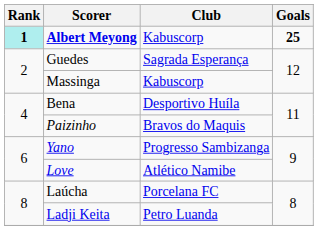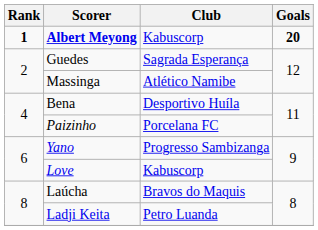(24, 37) paleturquoise background -> (24, 37) no background
(293, 37) 25 -> (293, 37) 20
(173, 81) Kabuscorp -> (189, 81) Atlético Namibe
(194, 125) Bravos do Maquis -> (181, 125) Porcelana FC
(189, 170) Atlético Namibe -> (173, 170) Kabuscorp
(181, 192) Porcelana FC -> (194, 192) Bravos do Maquis
